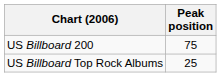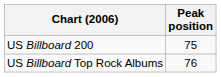(191, 63) 25 -> (191, 63) 76
